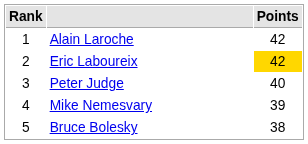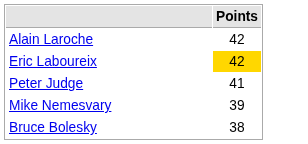- column: (26, 16)
(278, 84) 40 -> (237, 84) 41
